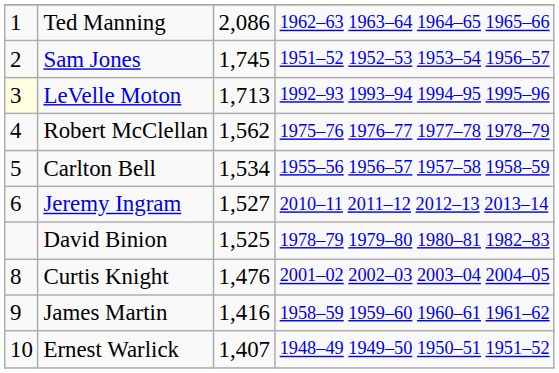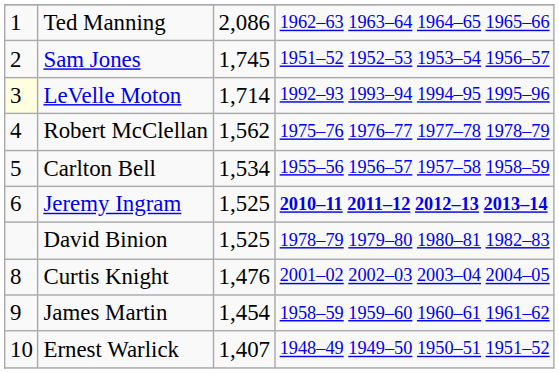(244, 95) 1,713 -> (244, 95) 1,714
(244, 204) 1,527 -> (244, 204) 1,525
(414, 204) normal -> (414, 204) bold
(244, 312) 1,416 -> (244, 312) 1,454
